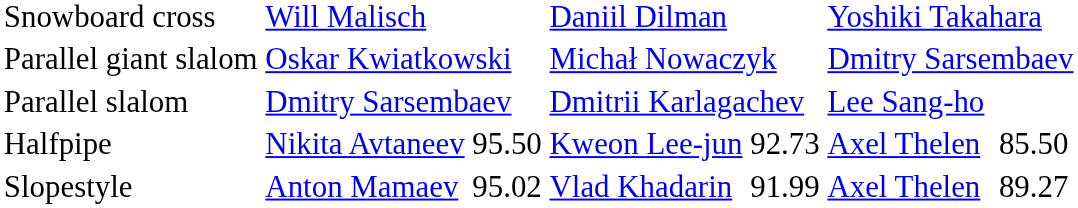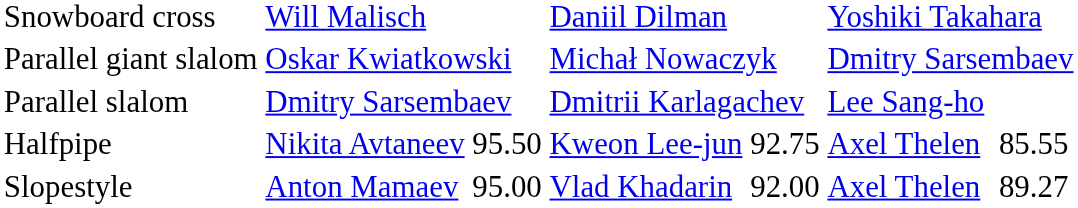(785, 144) 92.73 -> (785, 144) 92.75
(1034, 144) 85.50 -> (1034, 144) 85.55
(507, 186) 95.02 -> (507, 186) 95.00
(785, 186) 91.99 -> (785, 186) 92.00
